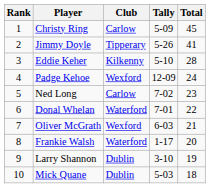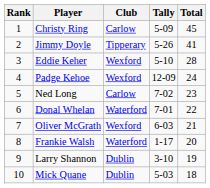(125, 61) Kilkenny -> (124, 61) Wexford
